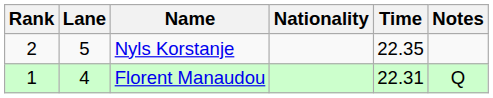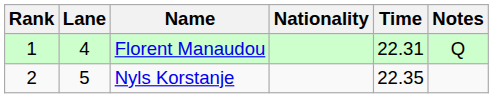rows swapped: (190, 78) <-> (175, 48)
